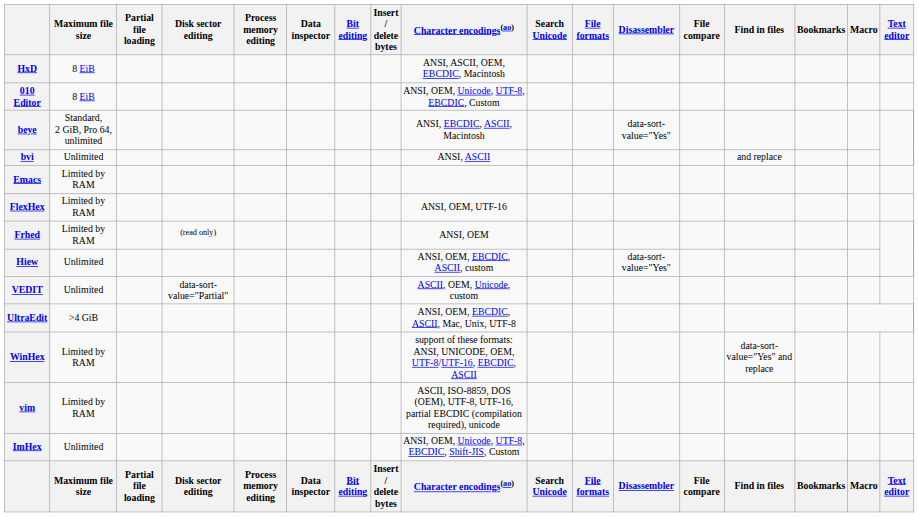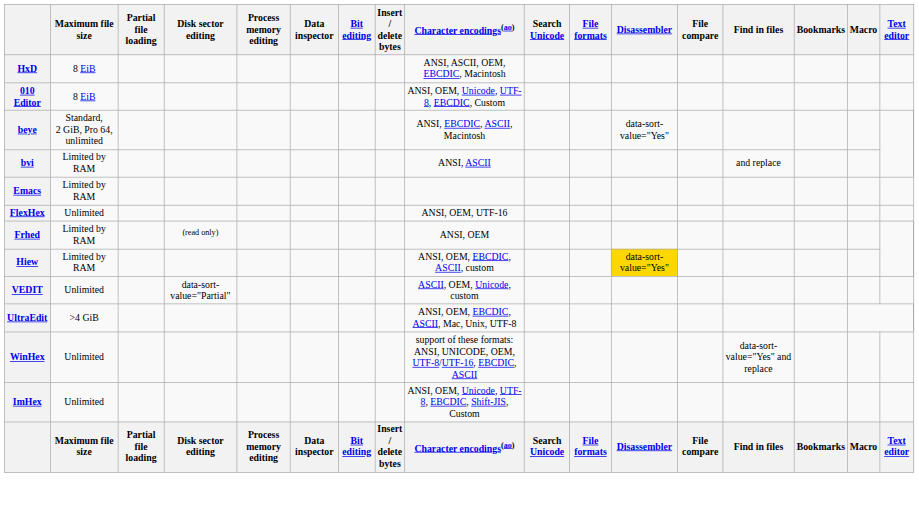(83, 157) Unlimited -> (84, 163) Limited by RAM
(83, 207) Limited by RAM -> (84, 212) Unlimited
(83, 262) Unlimited -> (84, 262) Limited by RAM
(646, 262) no background -> (644, 262) gold background
(83, 356) Limited by RAM -> (84, 356) Unlimited
- row: (27, 407)
